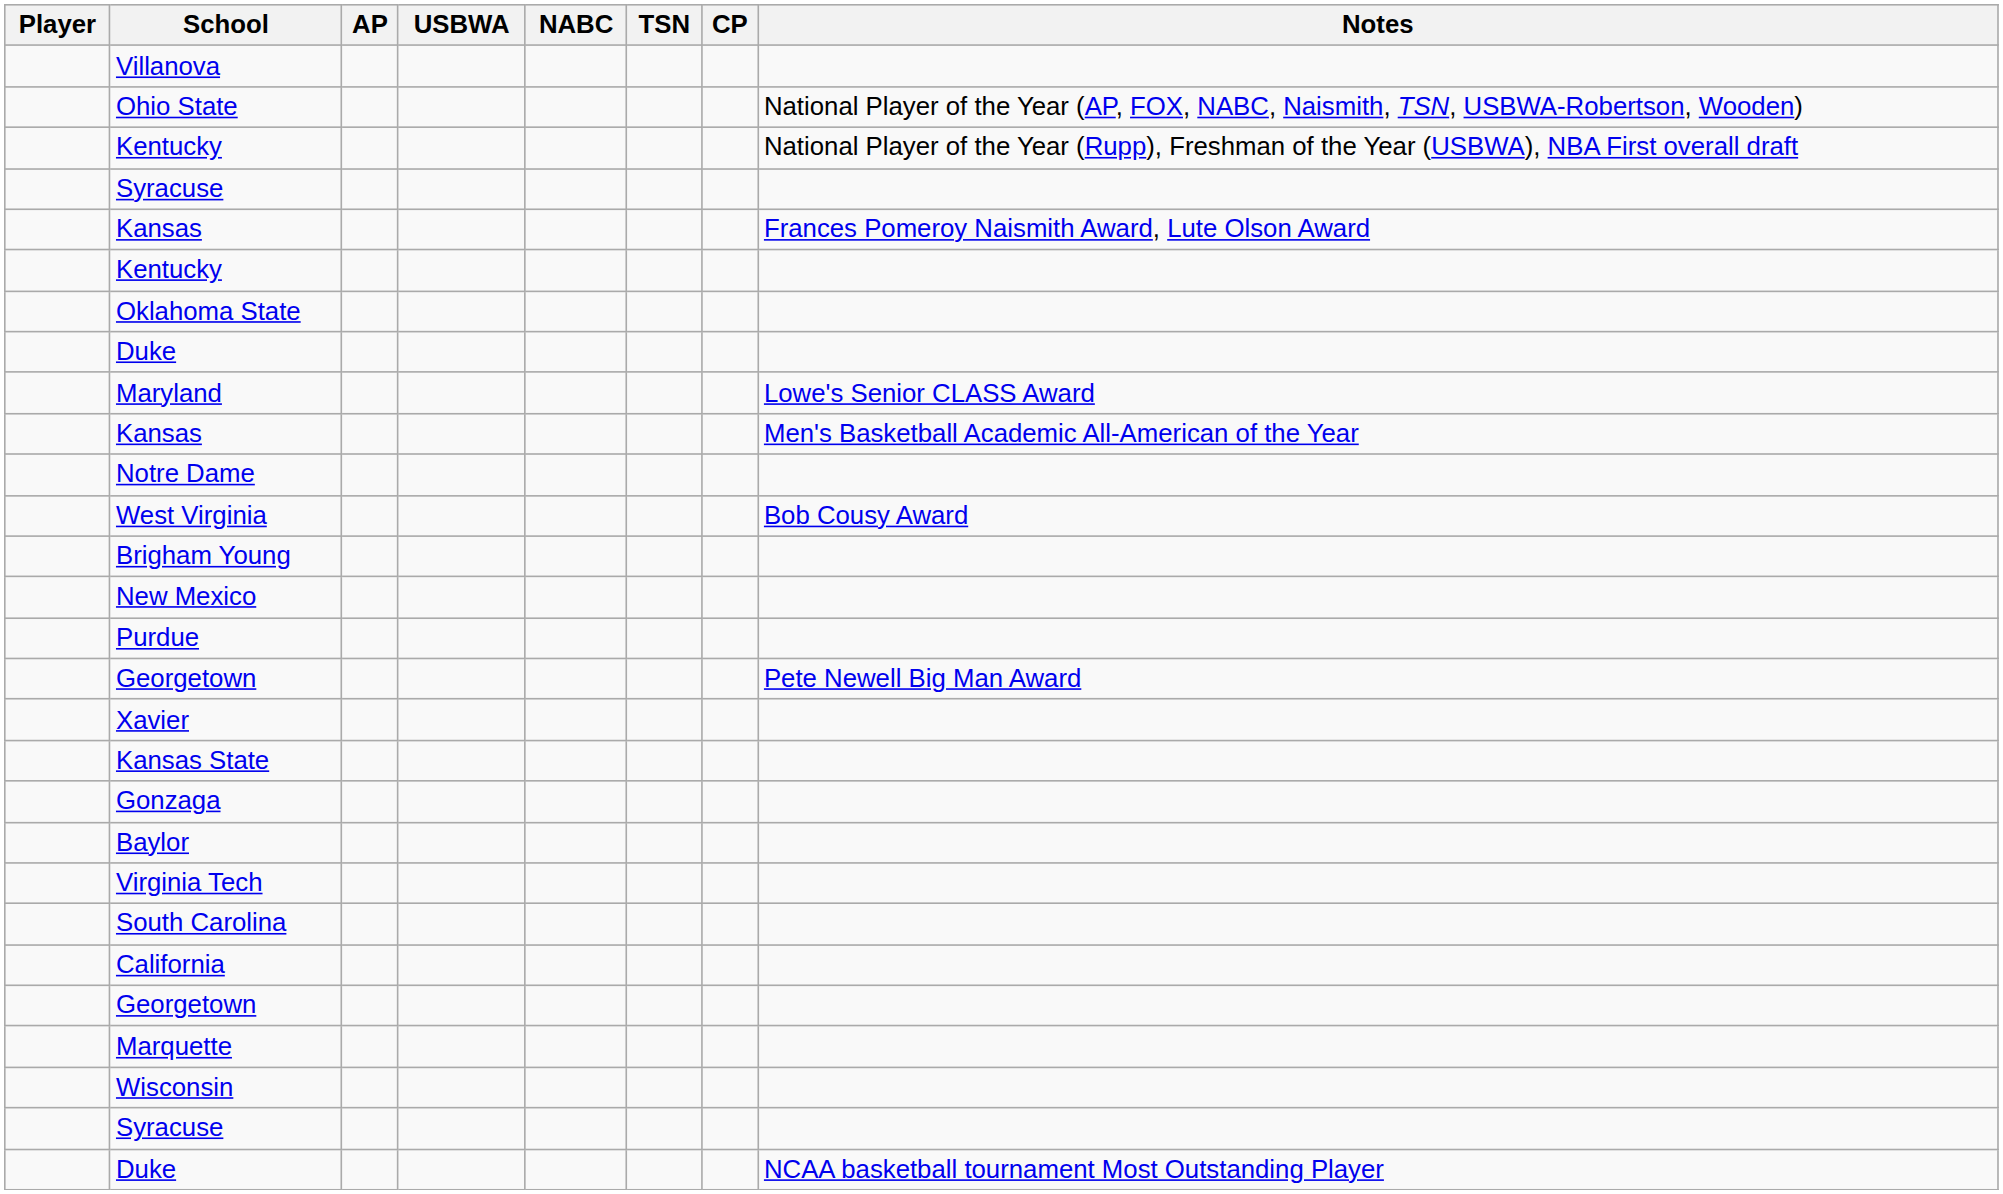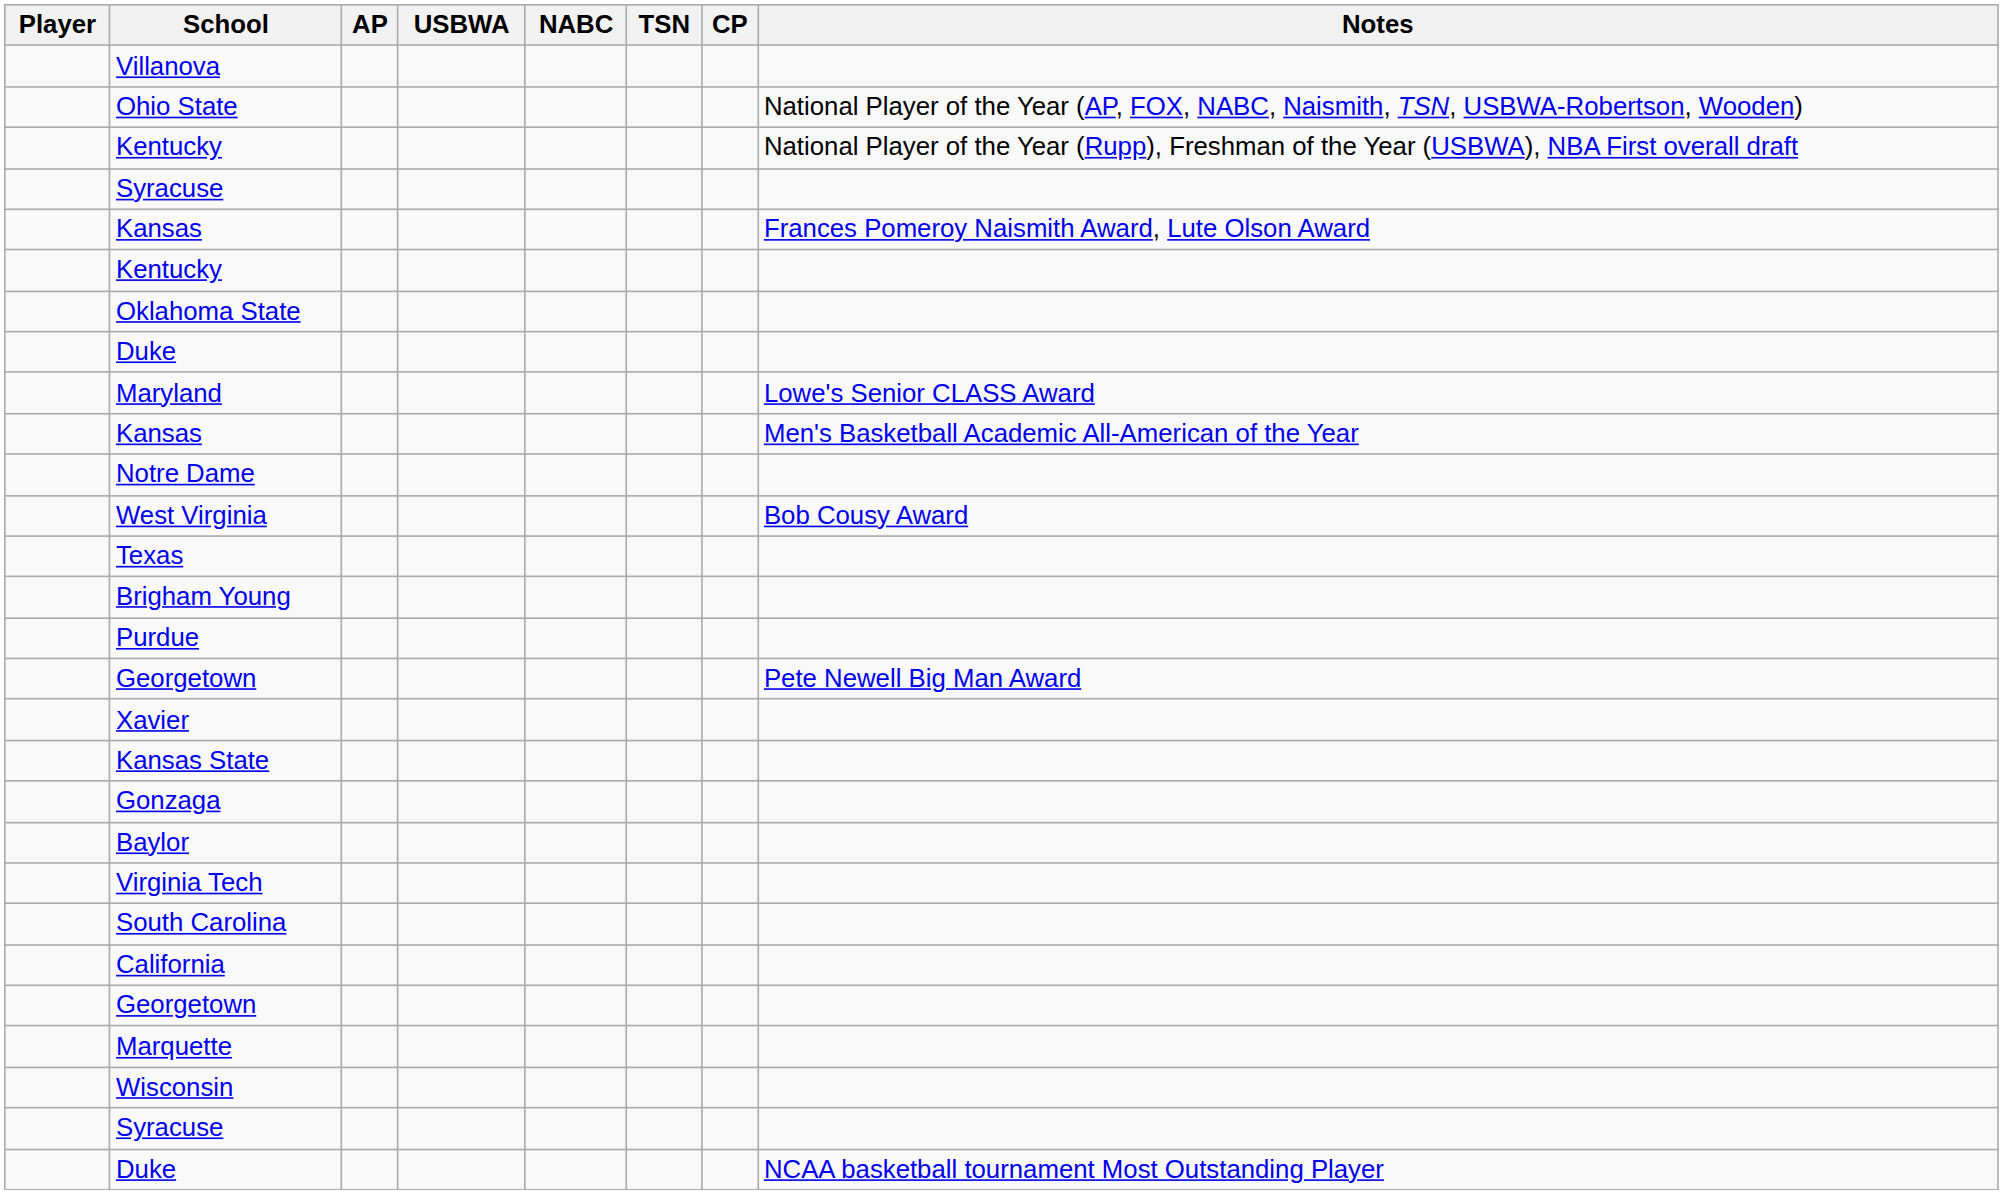+ row: (57, 556)
- row: (57, 597)
